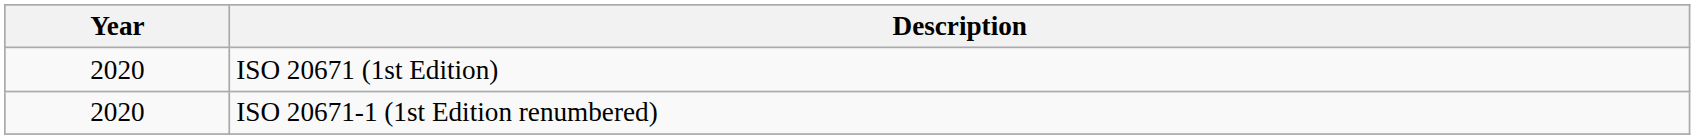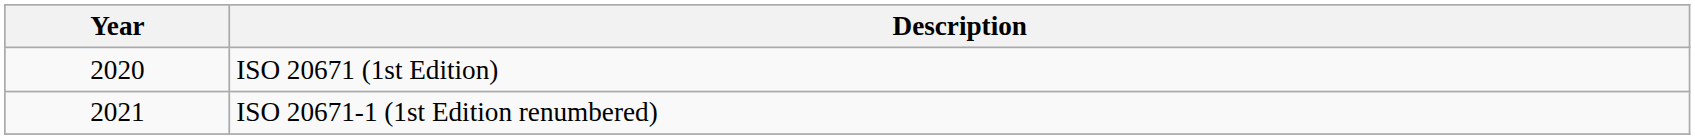(117, 112) 2020 -> (117, 112) 2021
